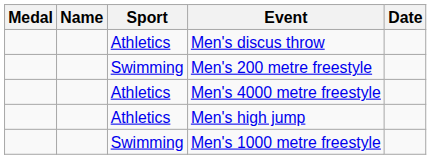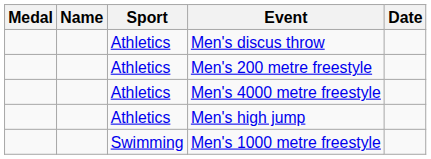(147, 67) Swimming -> (141, 67) Athletics
